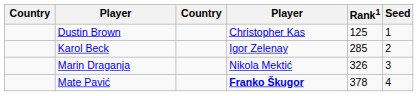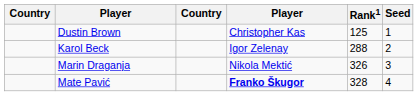(358, 49) 285 -> (358, 49) 288
(358, 82) 378 -> (358, 82) 328
